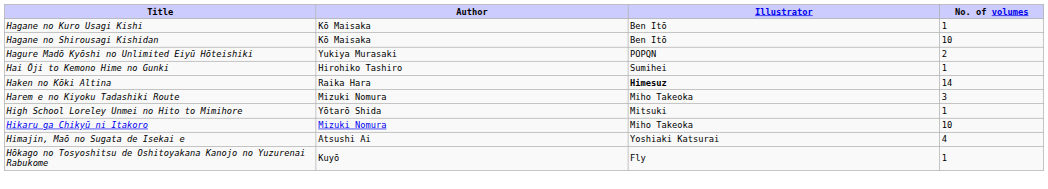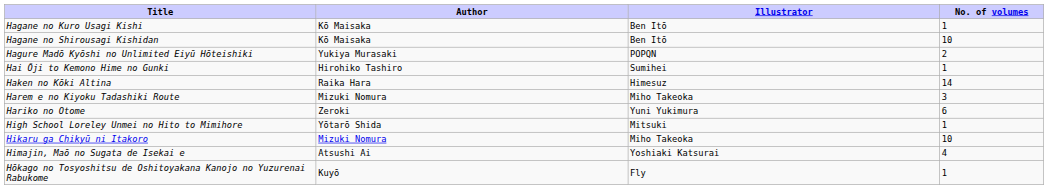(648, 82) bold -> (648, 82) normal
+ row: (46, 111)
